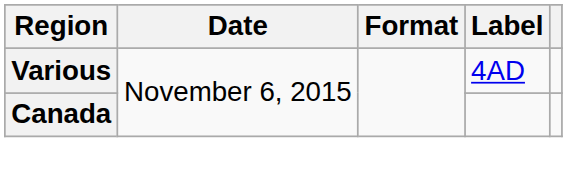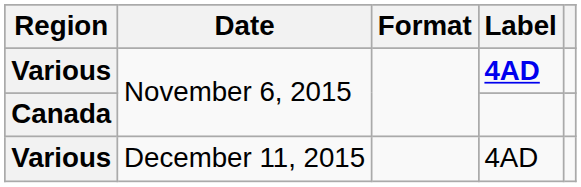(498, 70) normal -> (512, 70) bold
+ row: (61, 158)
